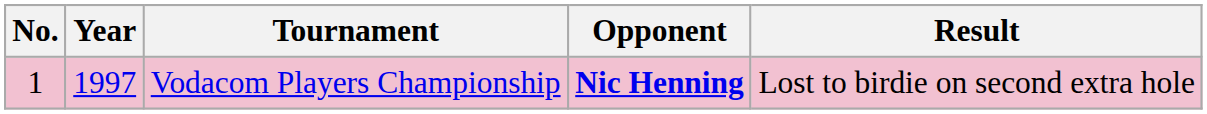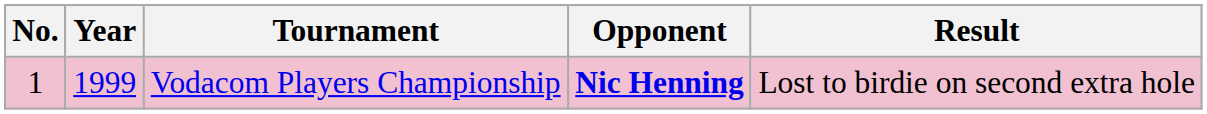(105, 82) 1997 -> (105, 82) 1999
